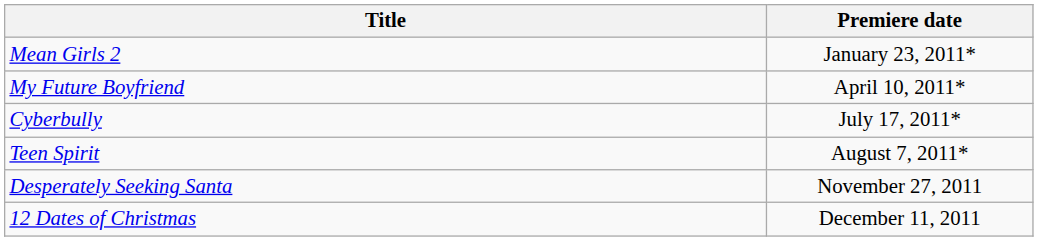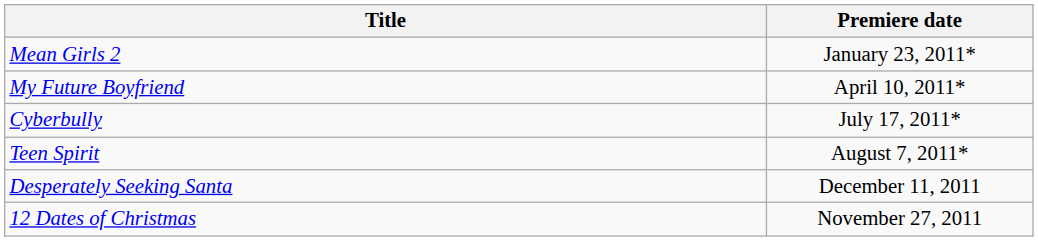(900, 185) November 27, 2011 -> (900, 185) December 11, 2011
(900, 218) December 11, 2011 -> (900, 218) November 27, 2011
